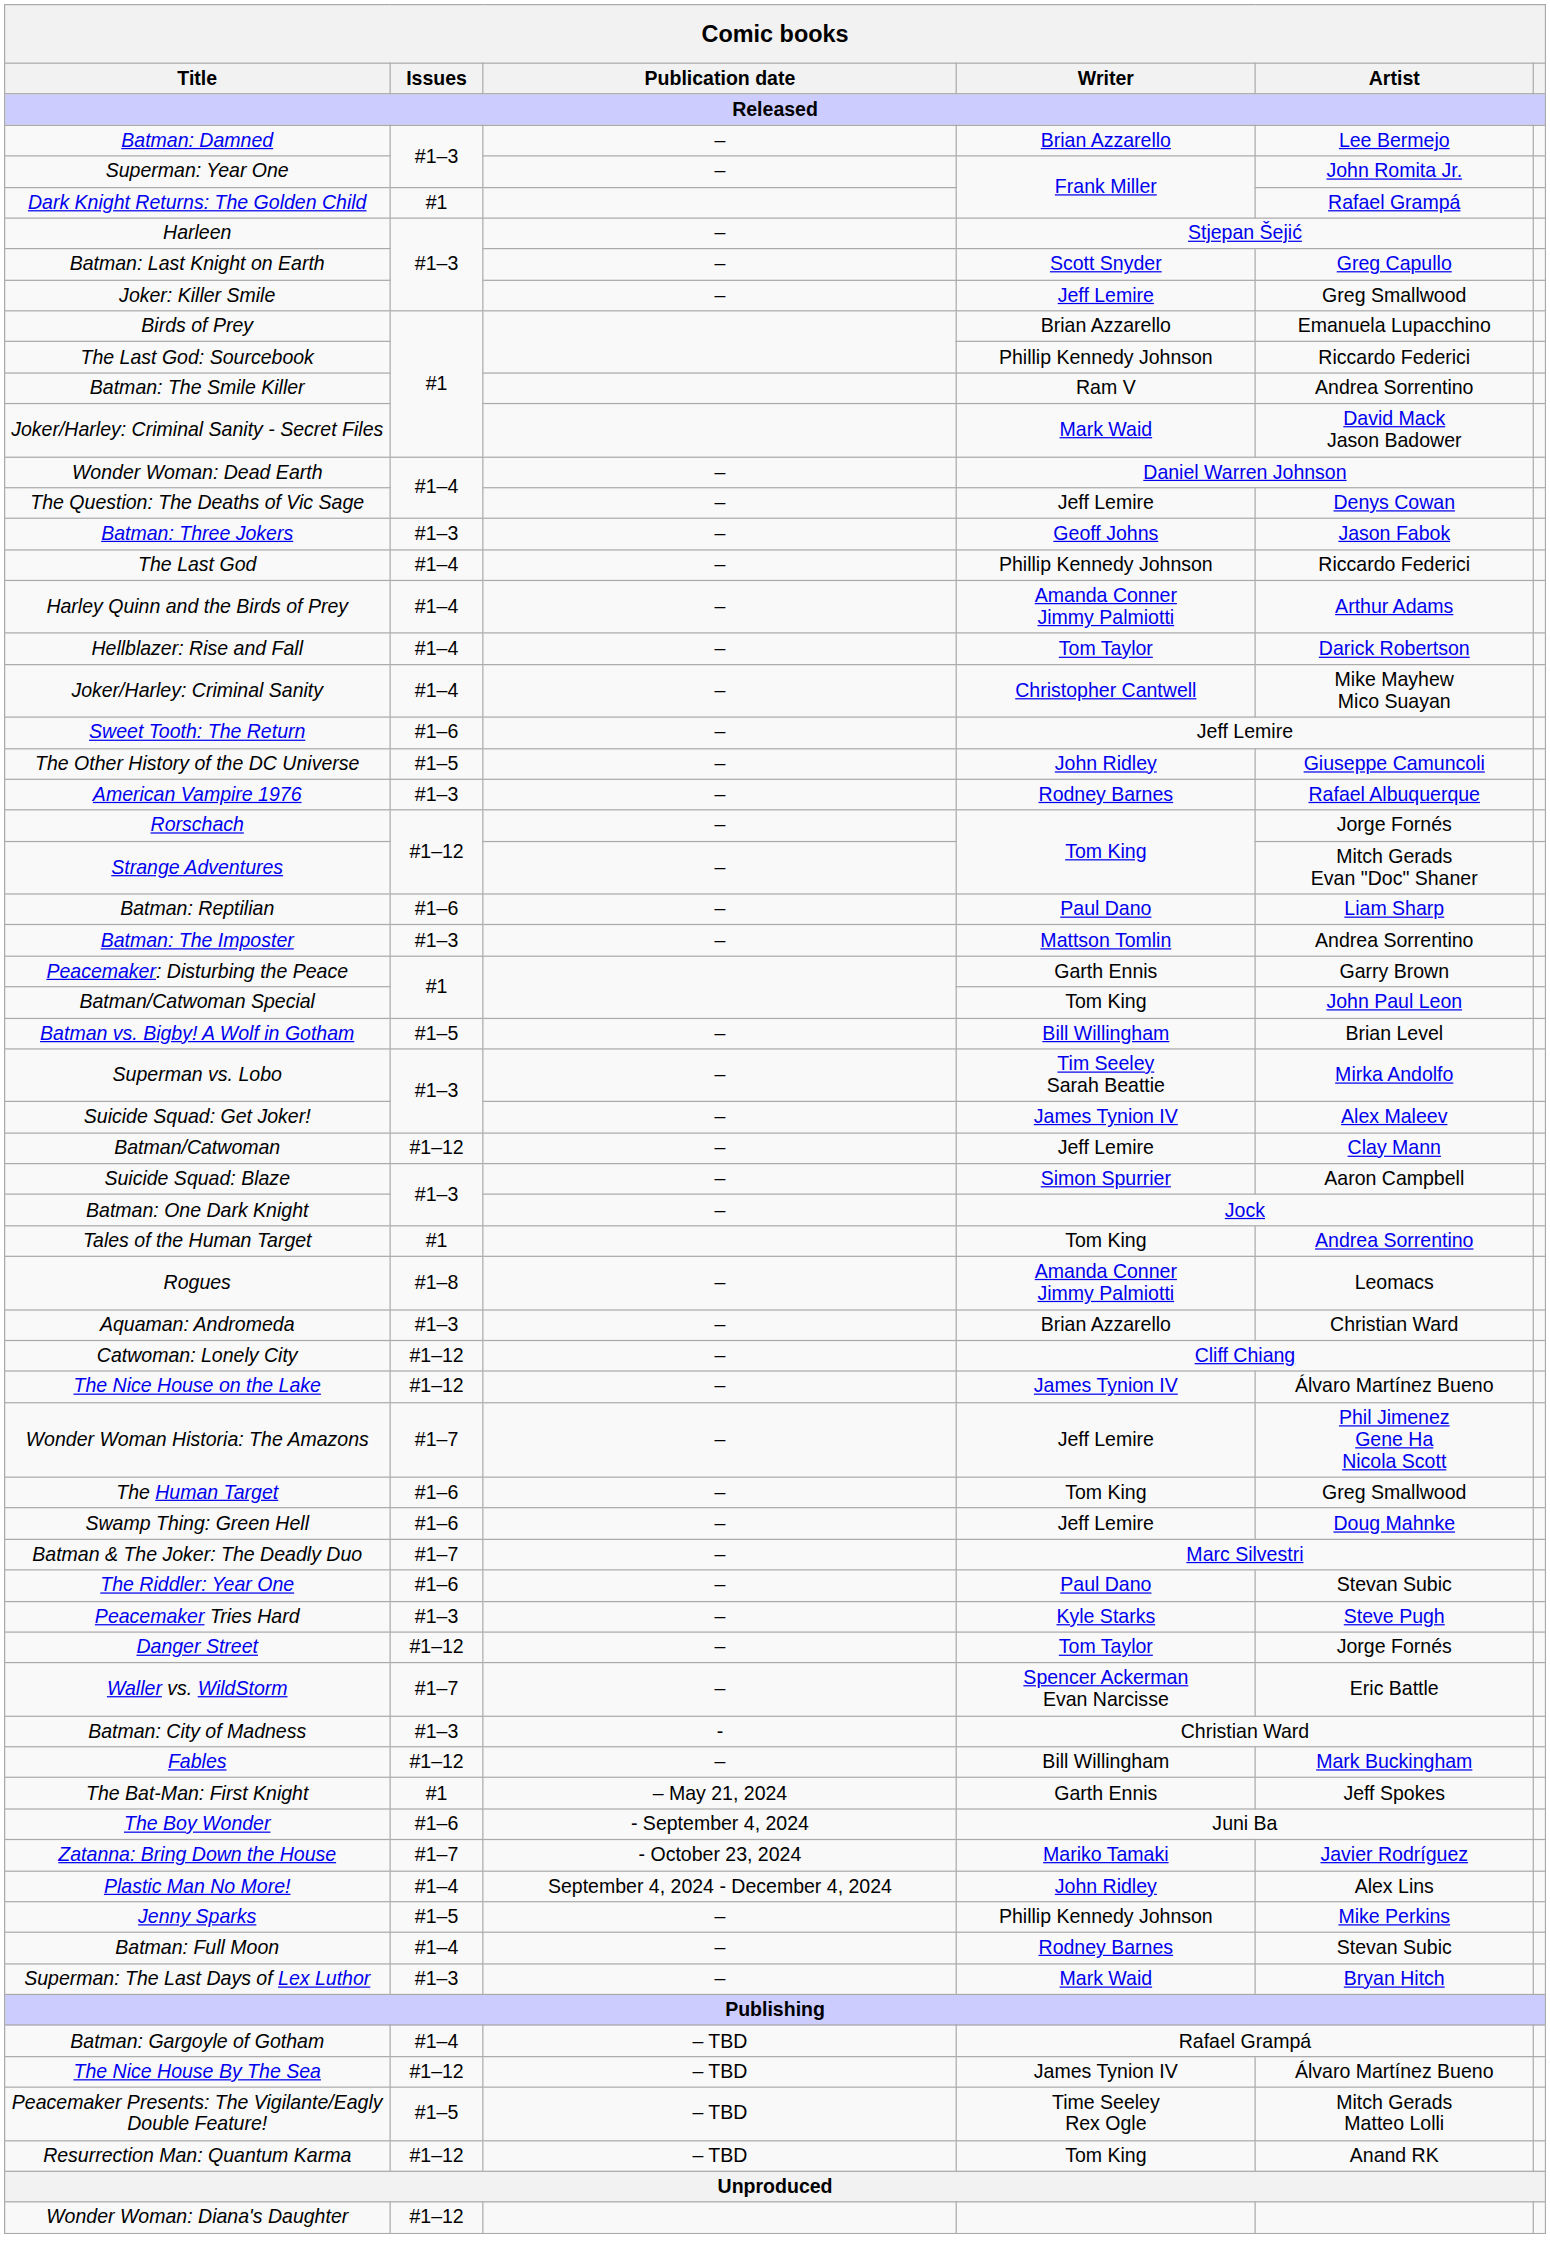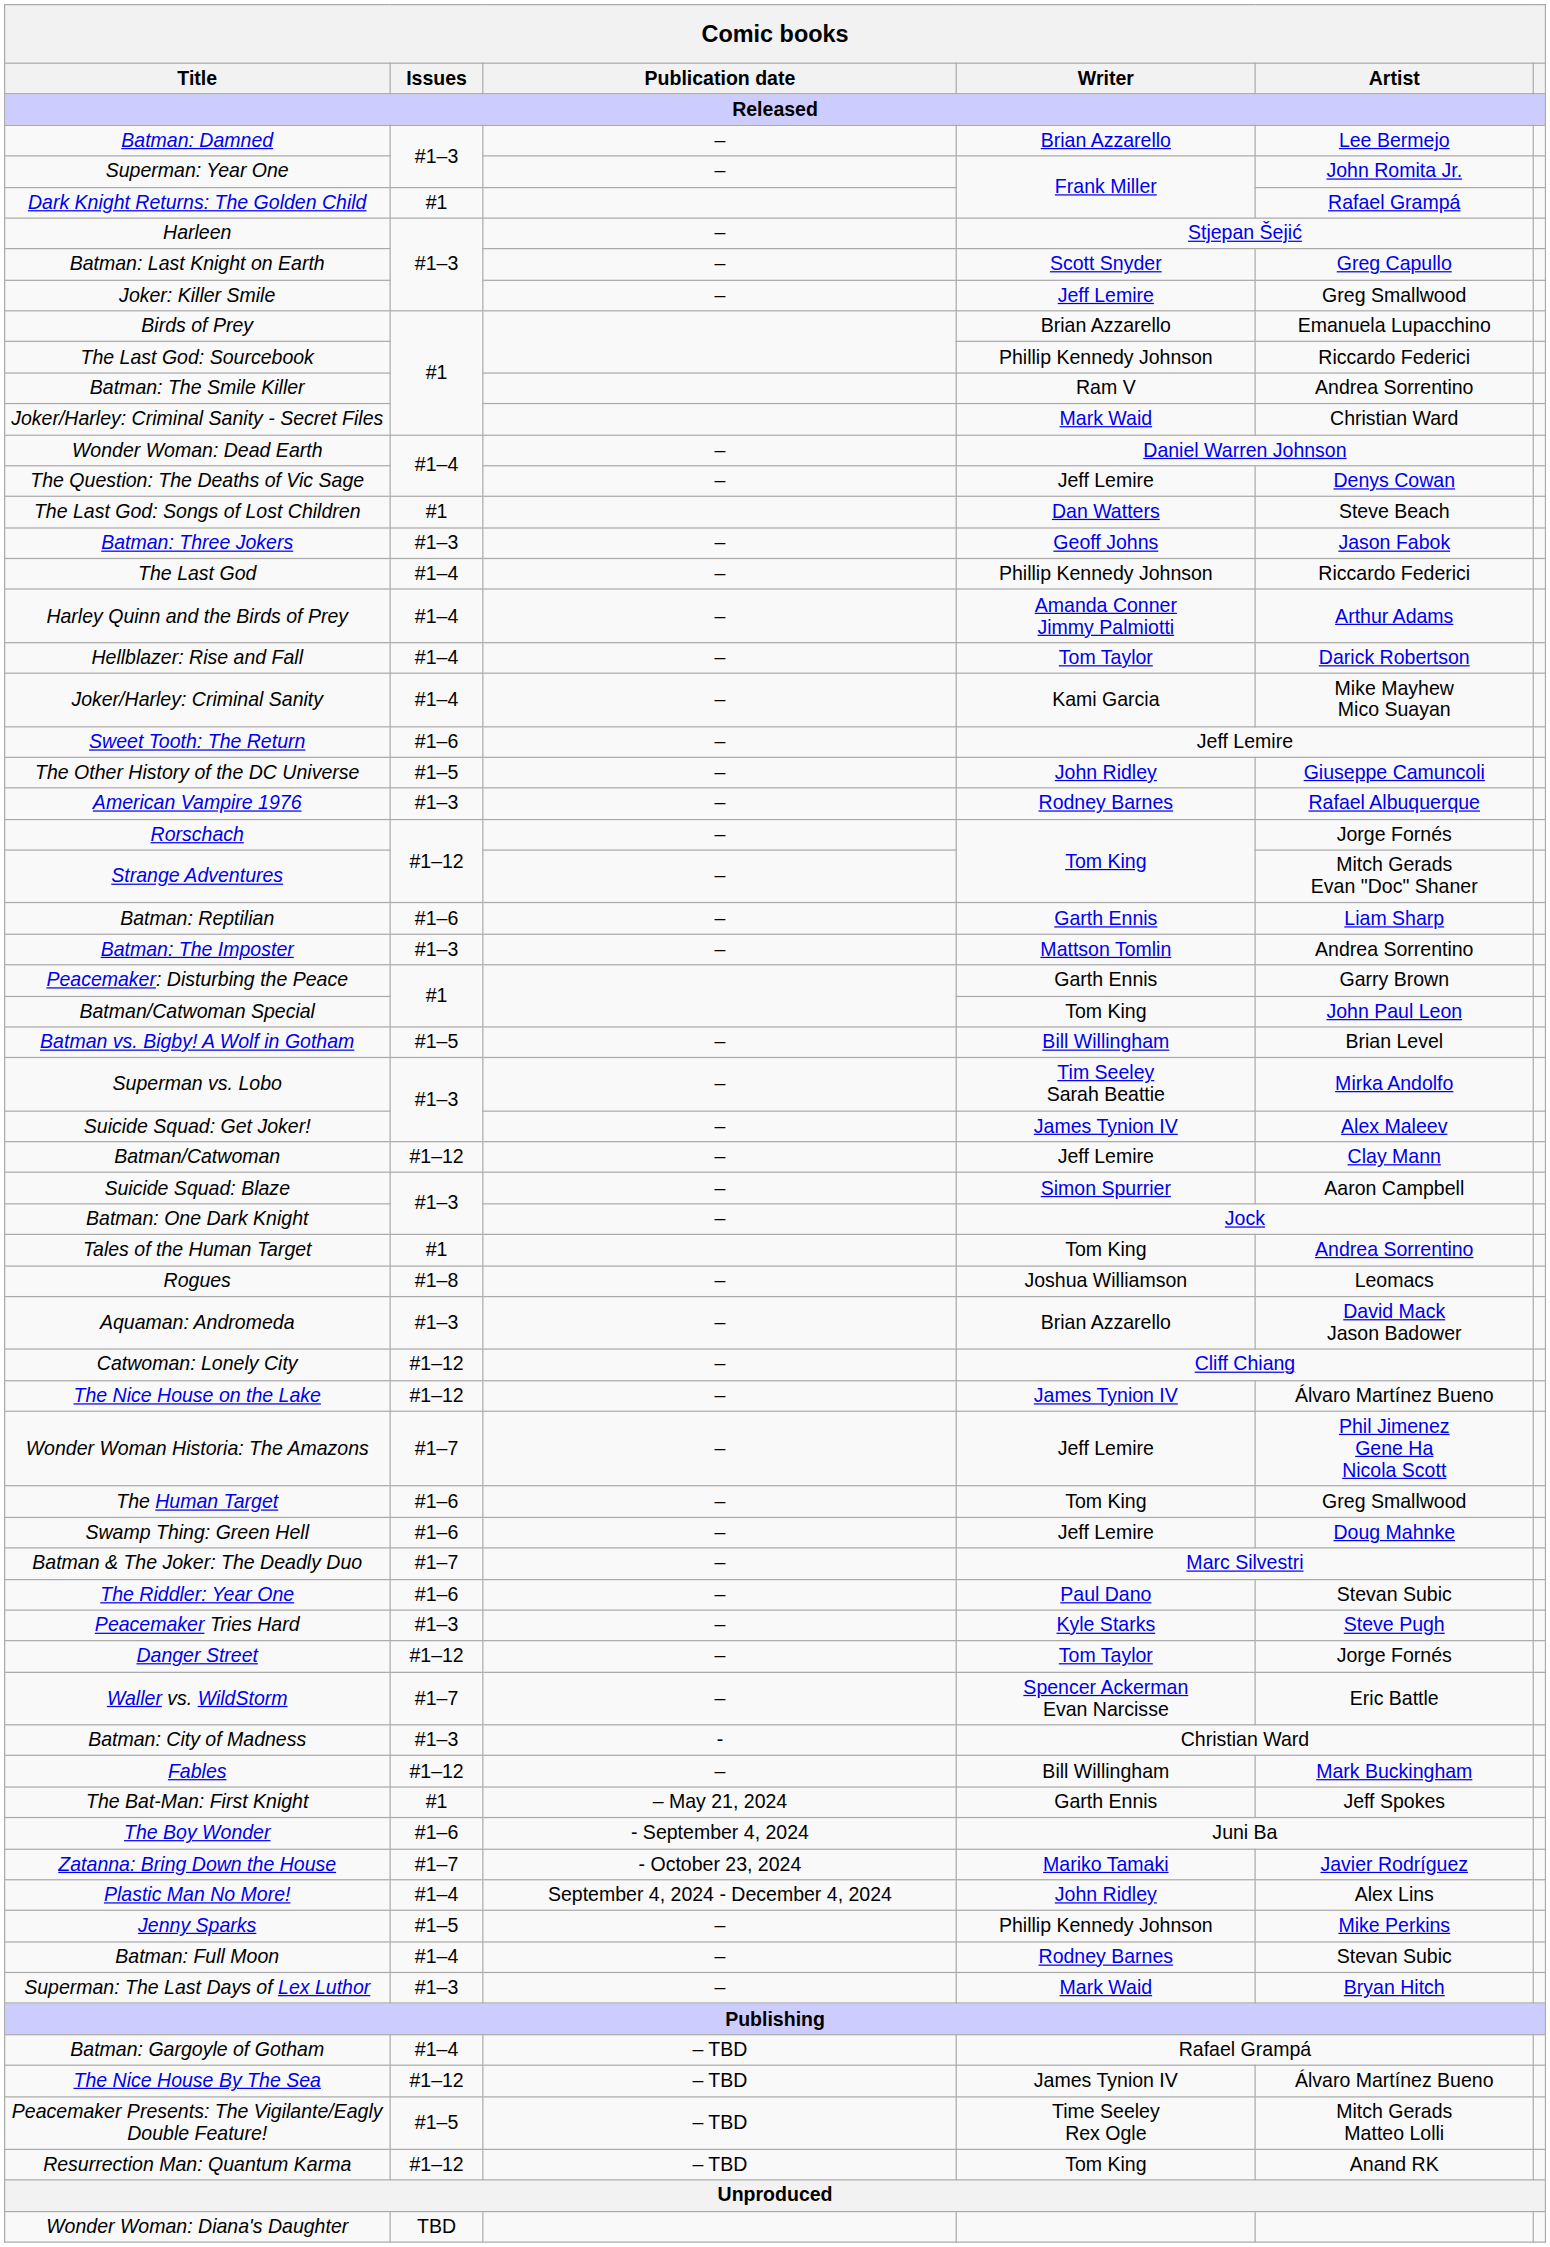(1394, 430) David Mack Jason Badower -> (1394, 419) Christian Ward
+ row: (197, 511)
(1106, 690) Christopher Cantwell -> (1106, 699) Kami Garcia
(1106, 909) Paul Dano -> (1106, 918) Garth Ennis
(1106, 1282) Amanda Conner Jimmy Palmiotti -> (1106, 1280) Joshua Williamson
(1394, 1324) Christian Ward -> (1394, 1322) David Mack Jason Badower
(437, 2217) #1–12 -> (437, 2226) TBD
